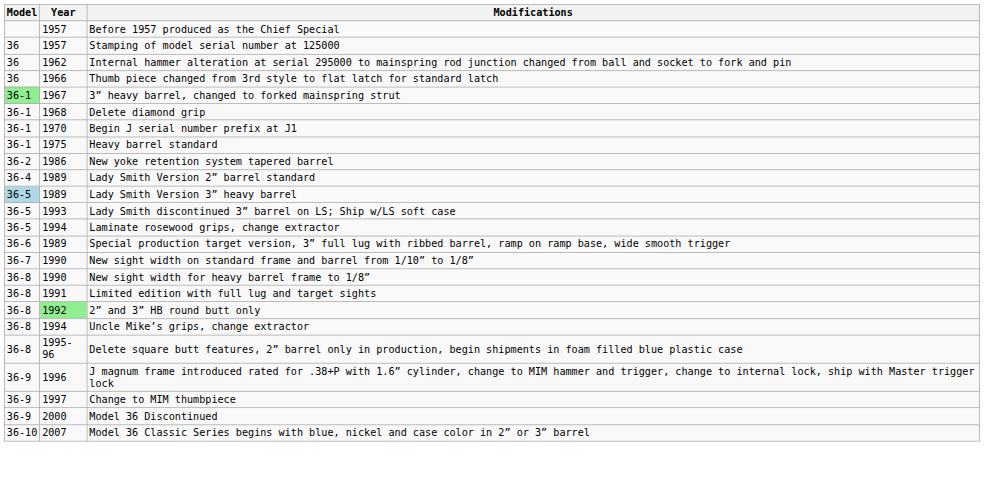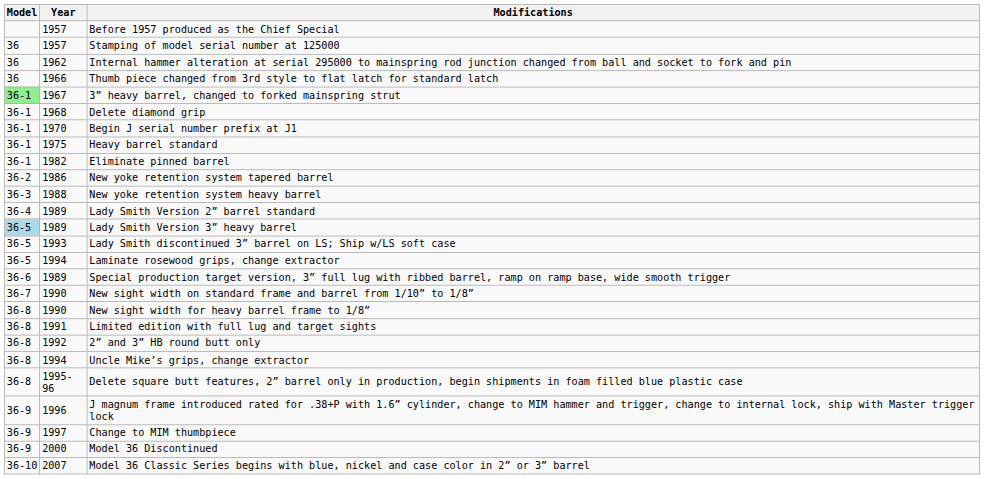+ row: (160, 161)
+ row: (205, 194)
(54, 310) lightgreen background -> (54, 343) no background
